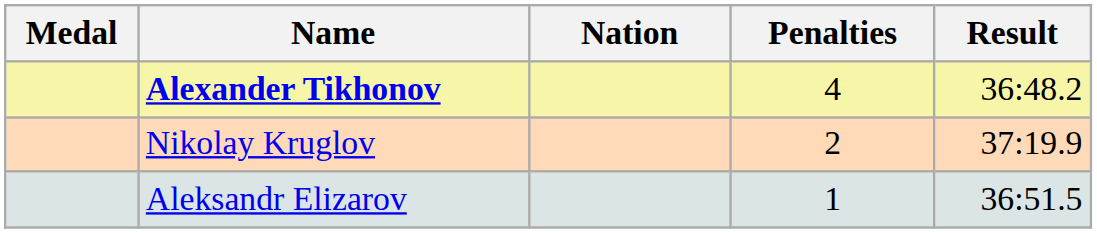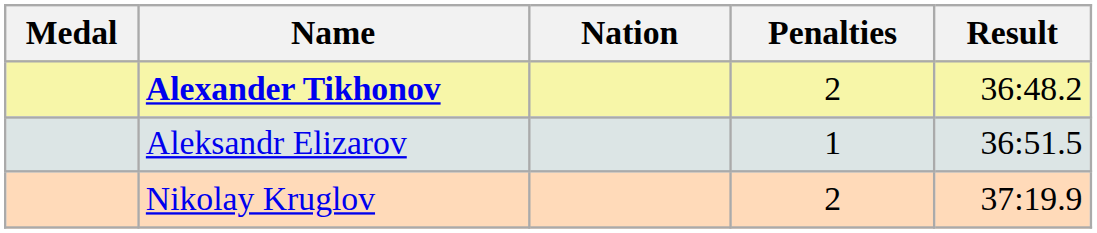(833, 88) 4 -> (833, 88) 2
rows swapped: (276, 199) <-> (260, 143)
